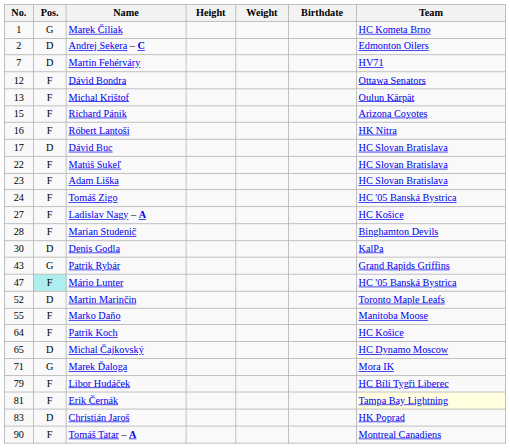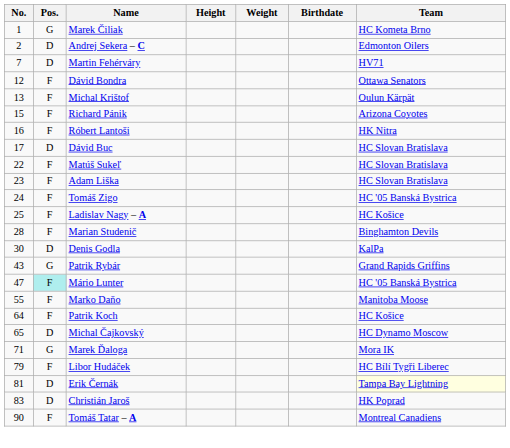(19, 215) 27 -> (19, 215) 25
- row: (102, 299)
(50, 401) F -> (50, 384) D
